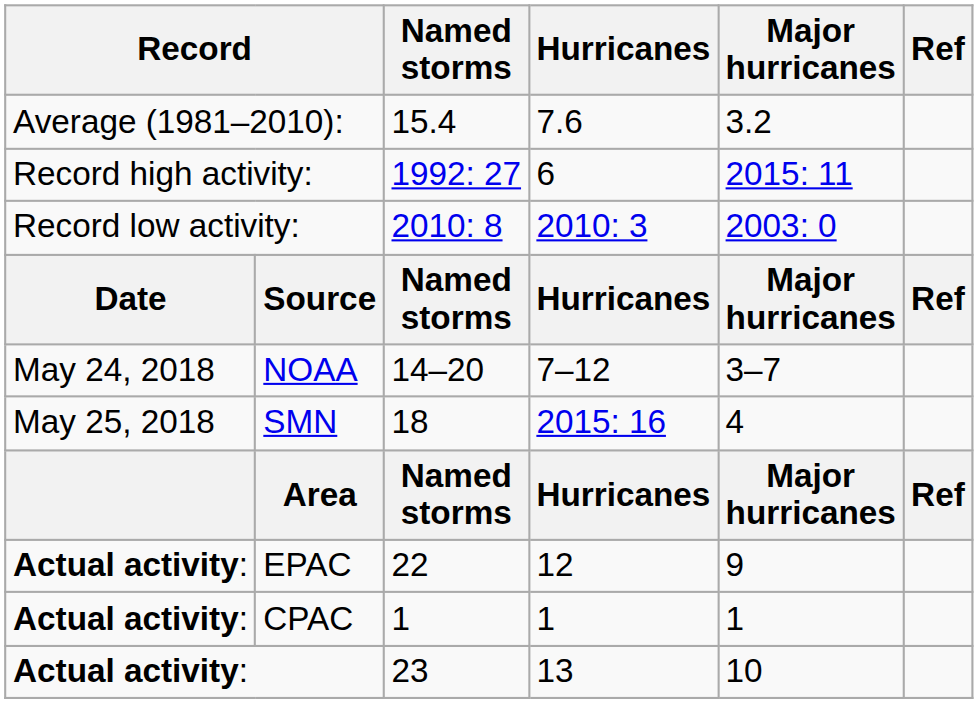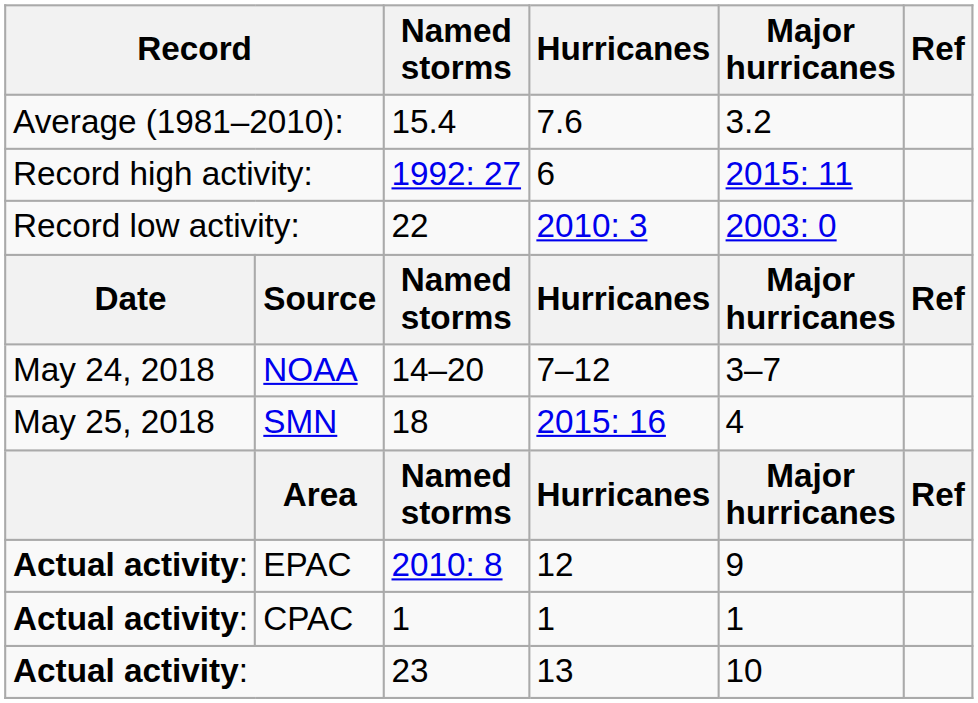(447, 226) 2010: 8 -> (410, 226) 22
(410, 565) 22 -> (447, 565) 2010: 8
